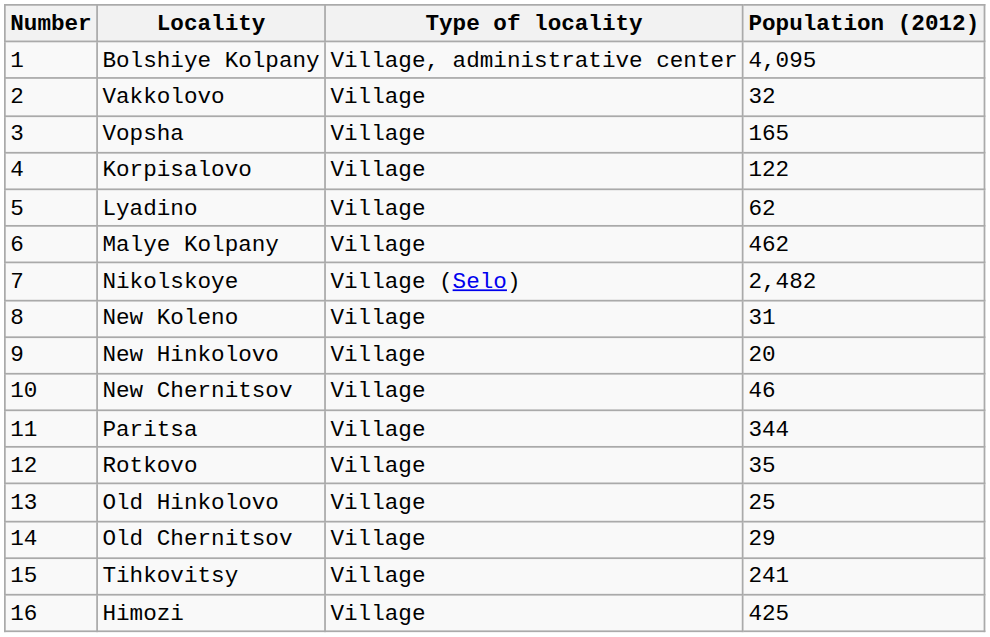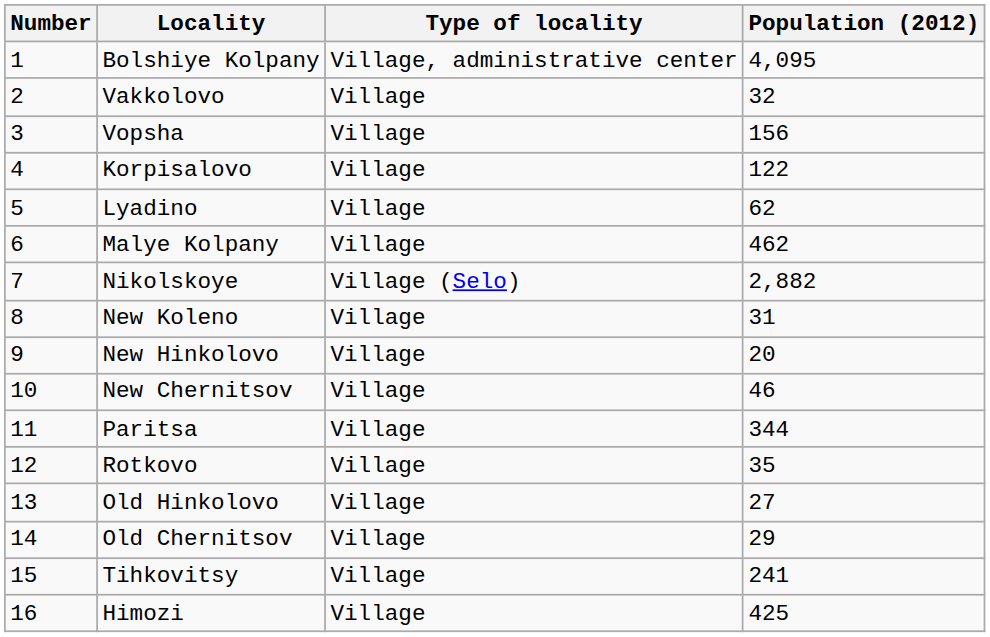(769, 134) 165 -> (769, 134) 156
(782, 281) 2,482 -> (782, 281) 2,882
(762, 503) 25 -> (762, 503) 27
